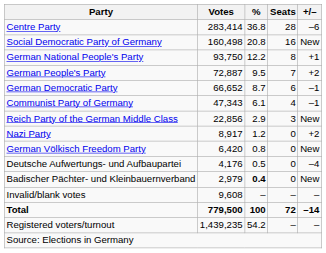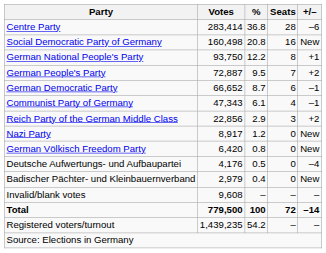(310, 118) New -> (314, 118) +2
(314, 133) +2 -> (310, 133) New
(259, 179) bold -> (259, 179) normal
